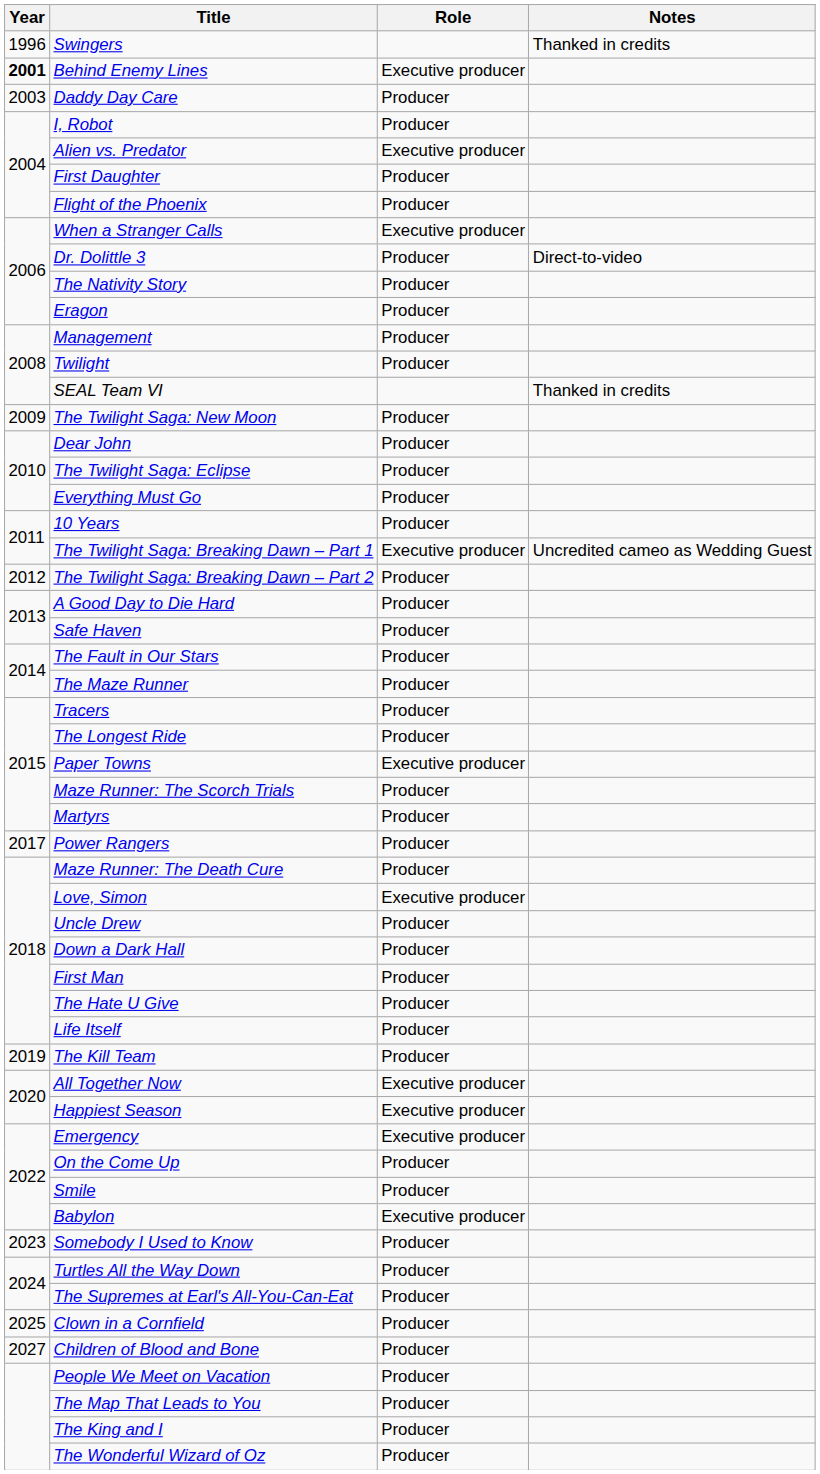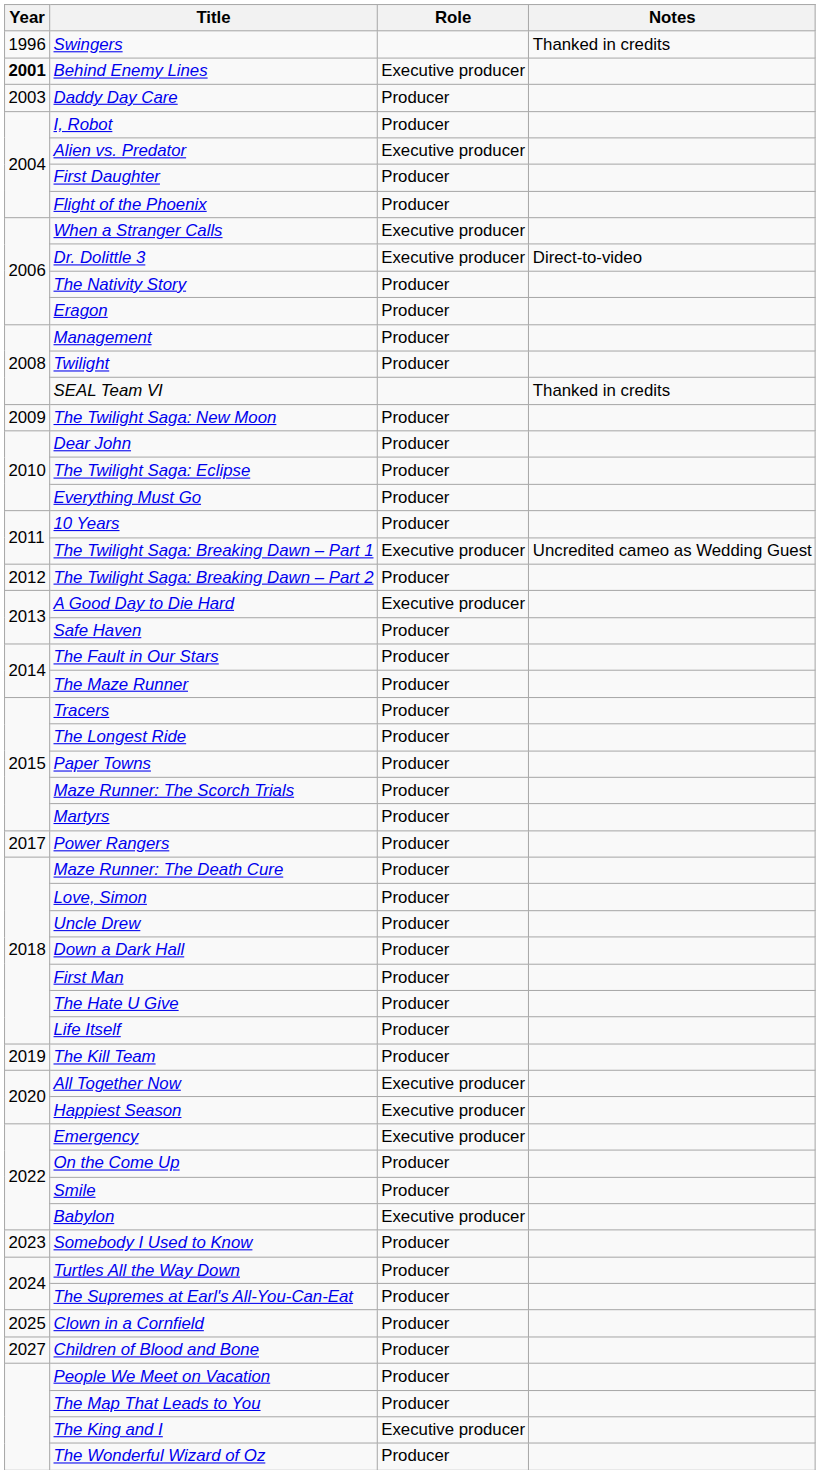(415, 257) Producer -> (453, 257) Executive producer
(415, 603) Producer -> (453, 603) Executive producer
(453, 763) Executive producer -> (415, 763) Producer
(453, 897) Executive producer -> (415, 897) Producer
(415, 1429) Producer -> (453, 1429) Executive producer
